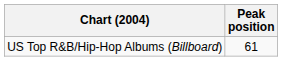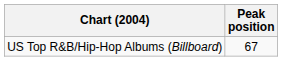(251, 46) 61 -> (251, 46) 67
